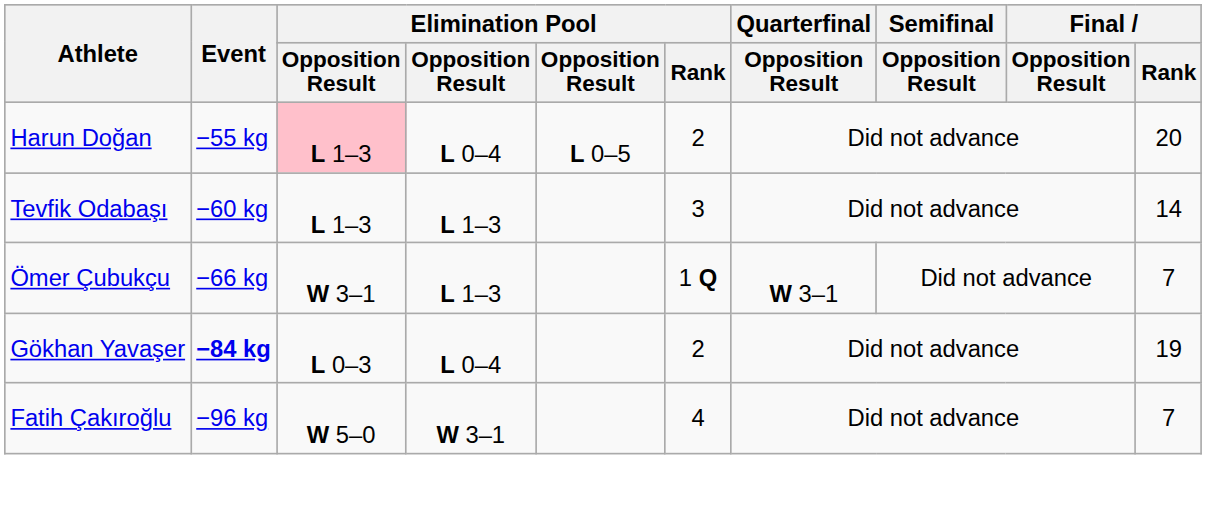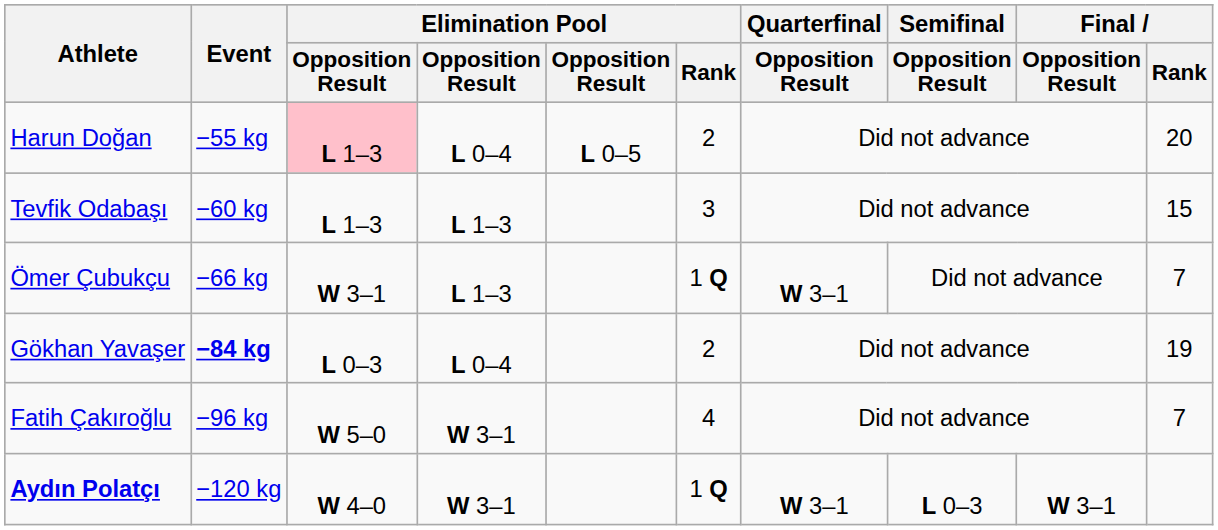(1169, 208) 14 -> (1179, 208) 15
+ row: (85, 489)
